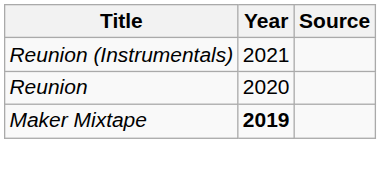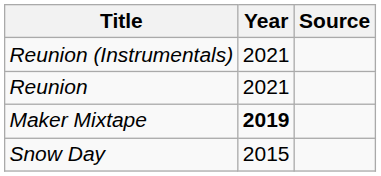(266, 87) 2020 -> (266, 87) 2021
+ row: (57, 154)
